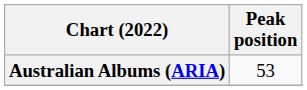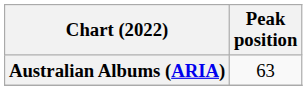(266, 70) 53 -> (266, 70) 63
